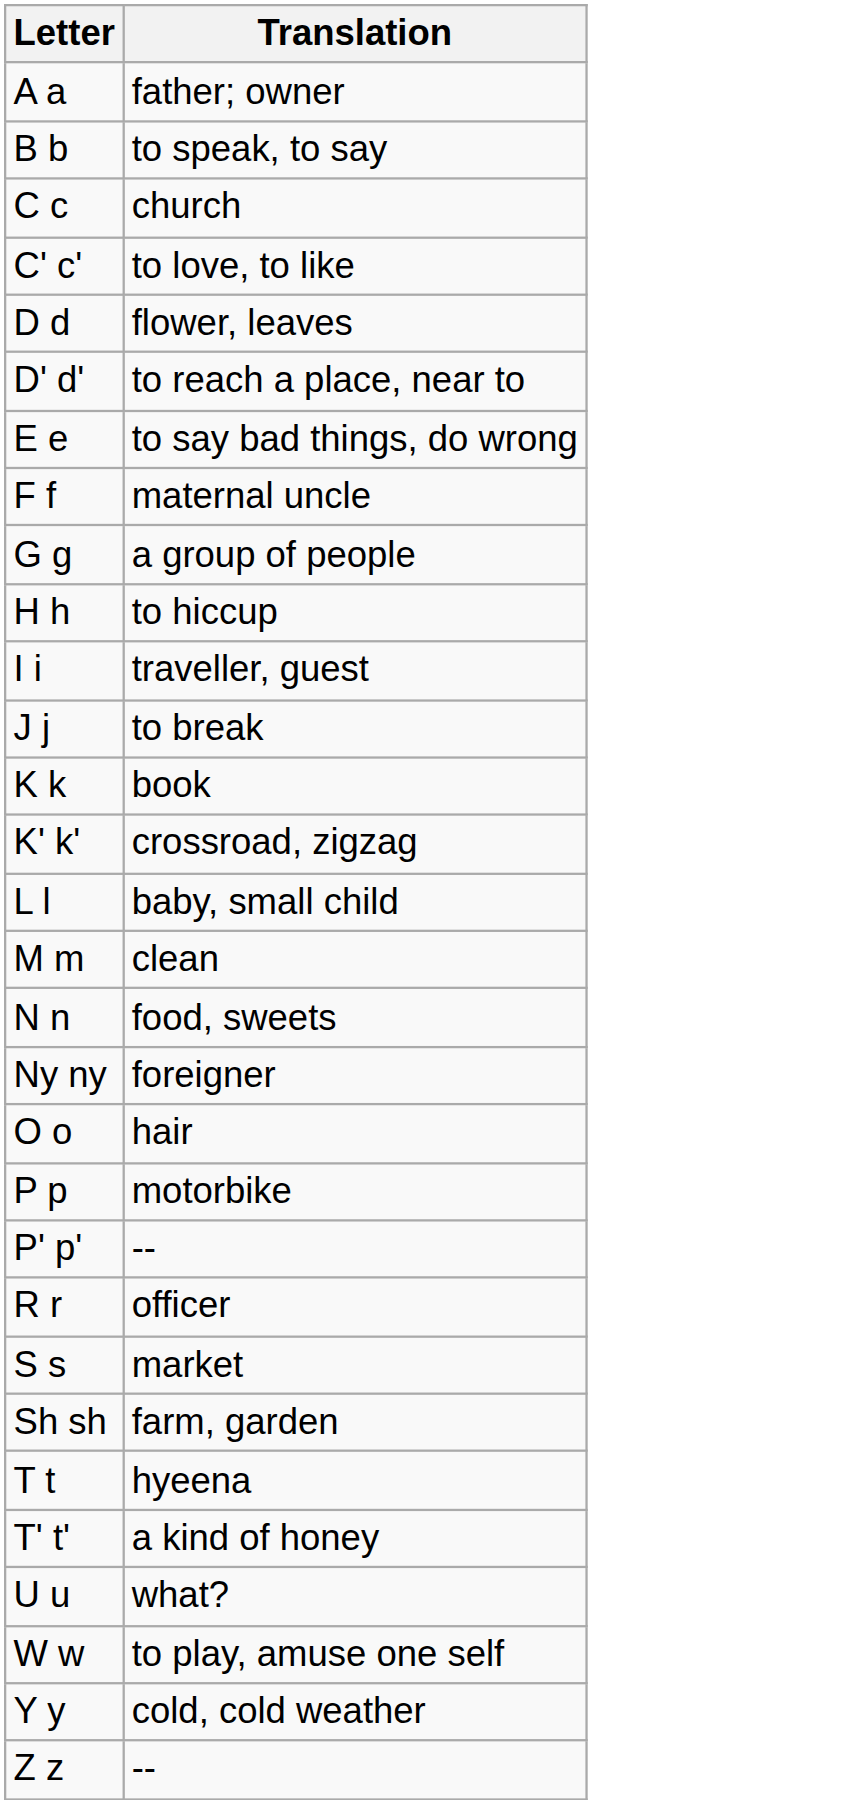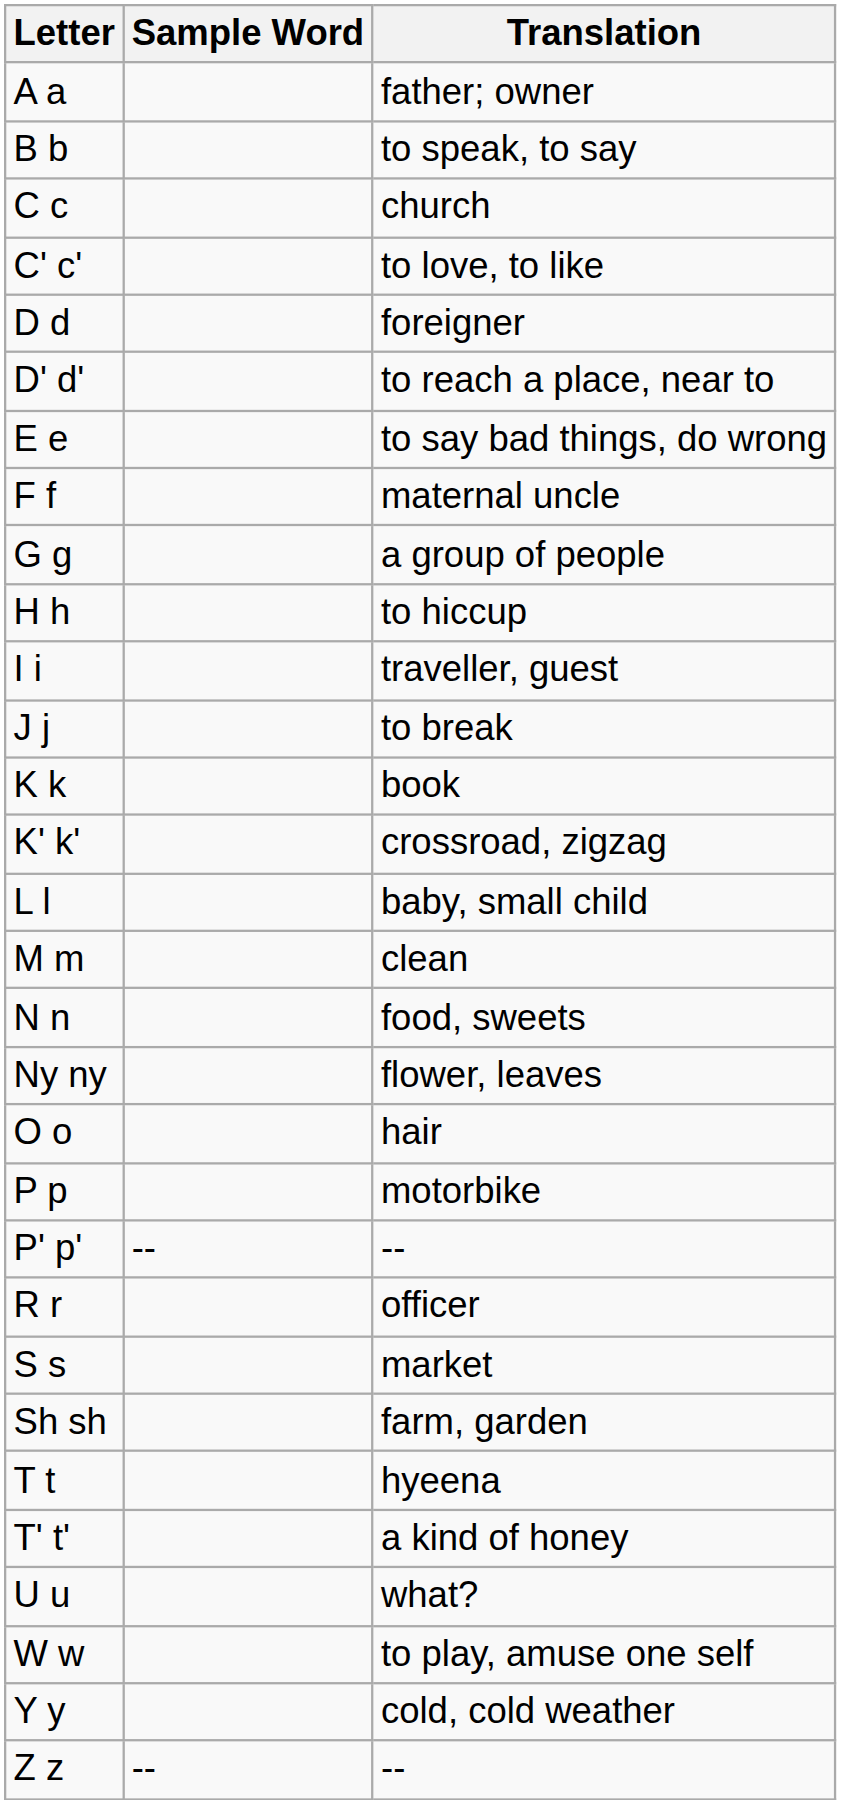+ column: (248, 33)
(242, 322) flower, leaves -> (453, 322) foreigner
(204, 1074) foreigner -> (491, 1074) flower, leaves
